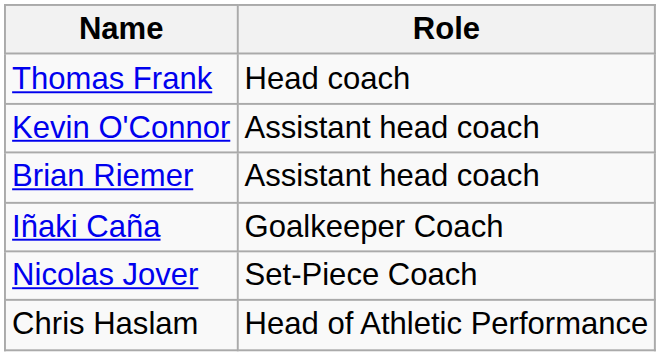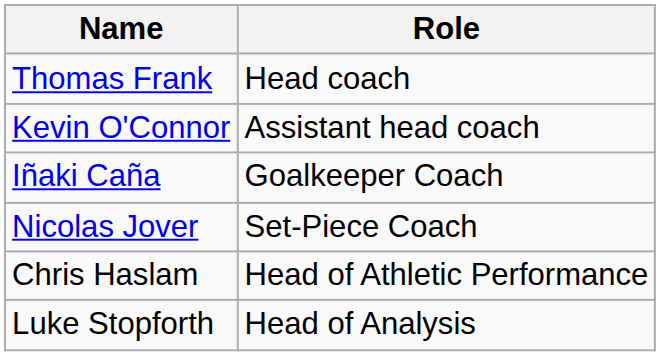- row: (103, 176)
+ row: (113, 324)
